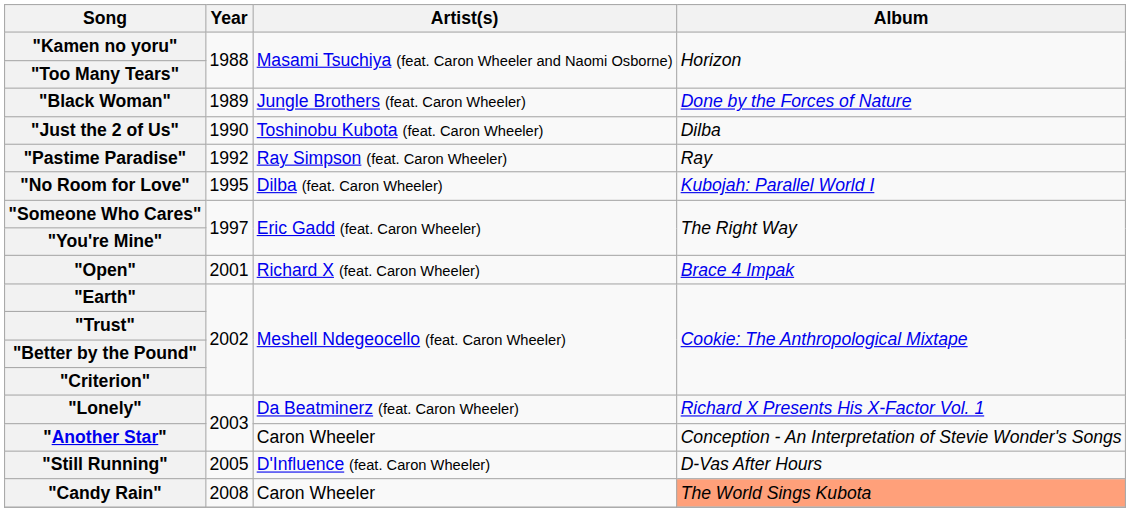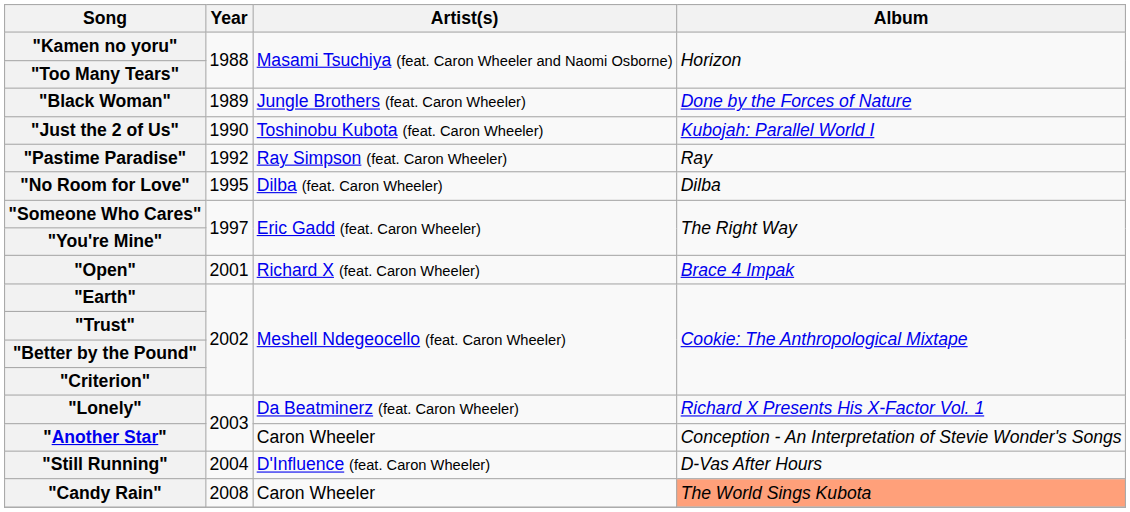(701, 130) Dilba -> (777, 130) Kubojah: Parallel World I
(777, 185) Kubojah: Parallel World I -> (701, 185) Dilba
(229, 465) 2005 -> (229, 465) 2004
